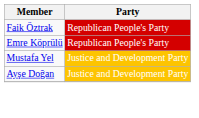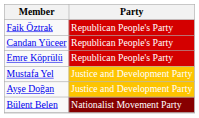+ row: (37, 43)
+ row: (32, 105)
